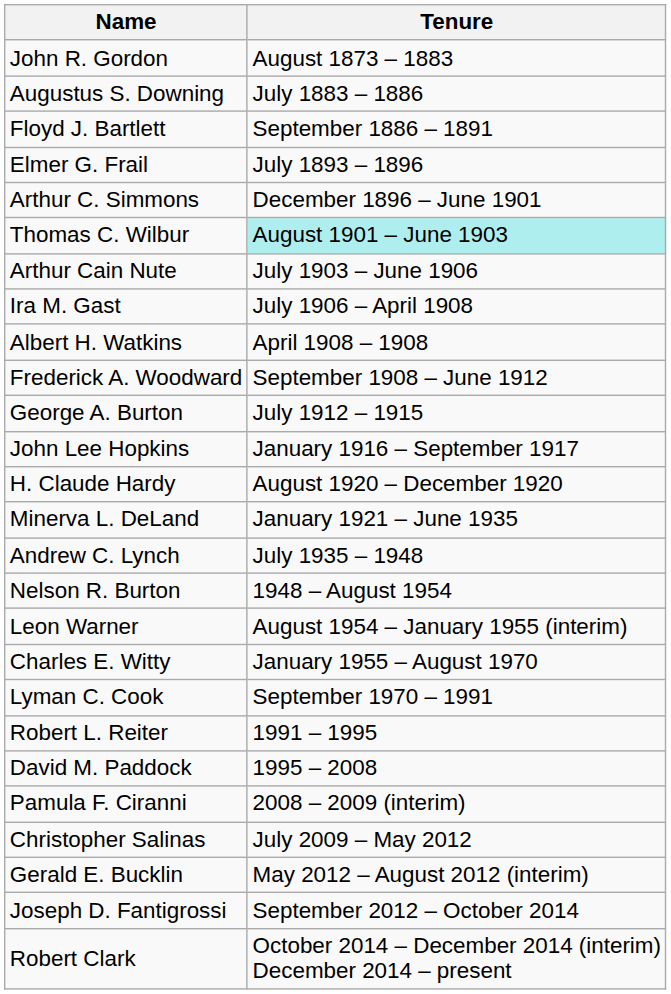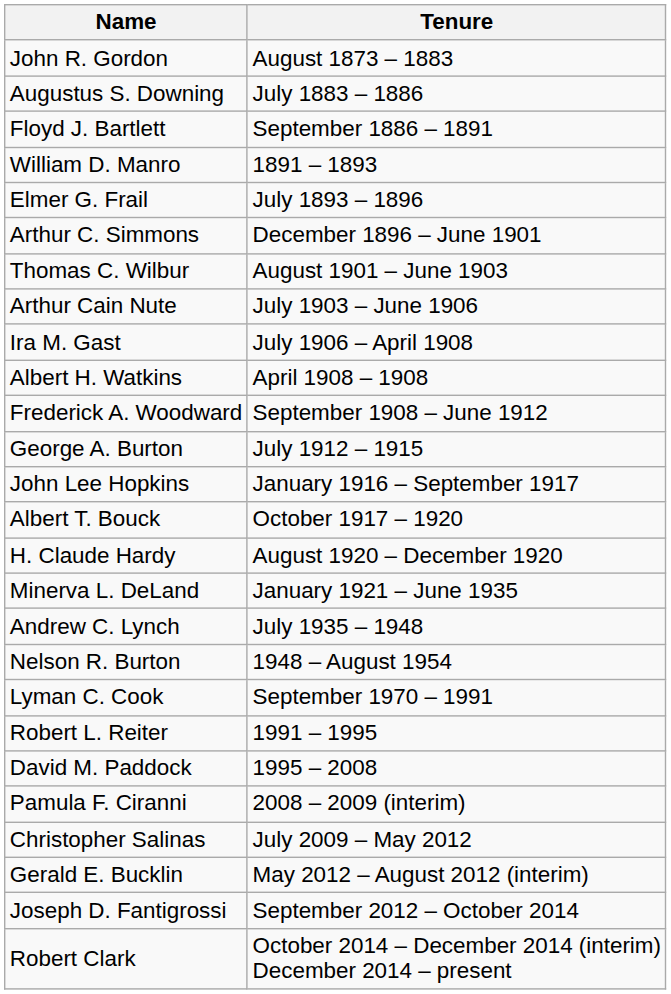+ row: (95, 164)
(380, 235) paleturquoise background -> (380, 270) no background
+ row: (85, 519)
- row: (74, 626)
- row: (90, 661)
